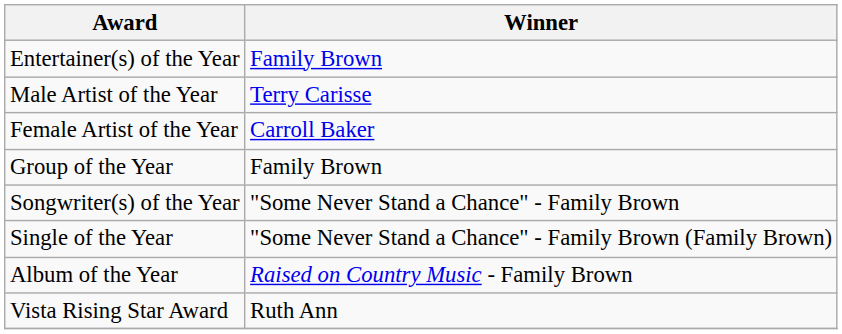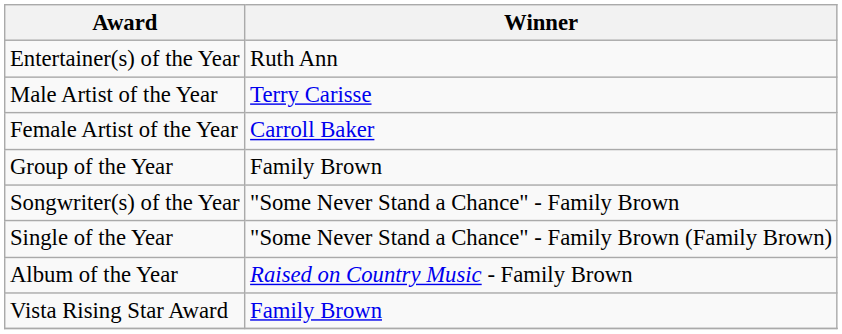(316, 58) Family Brown -> (294, 58) Ruth Ann
(294, 310) Ruth Ann -> (316, 310) Family Brown
